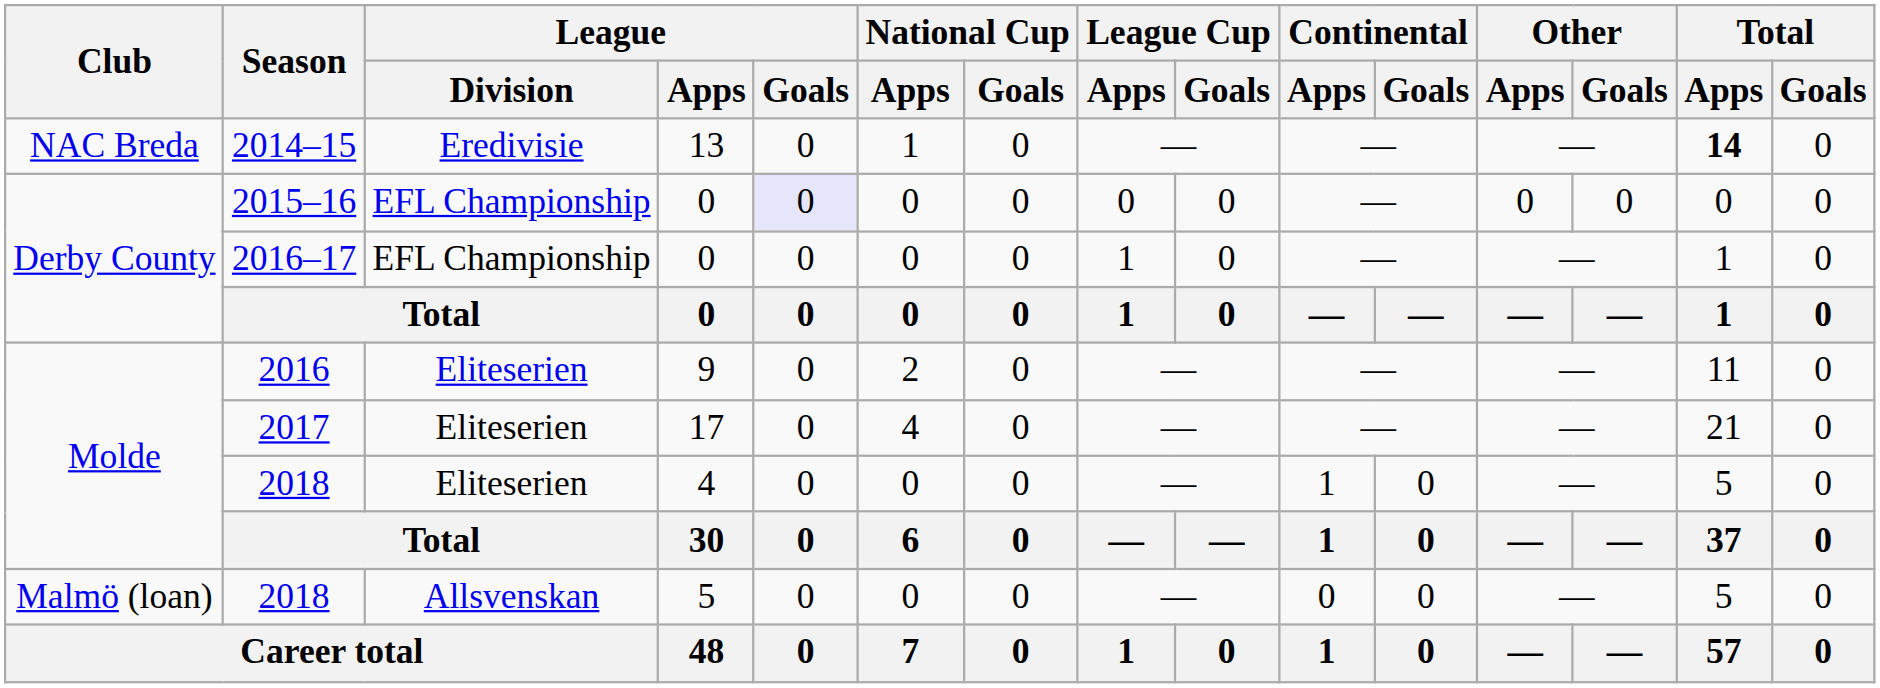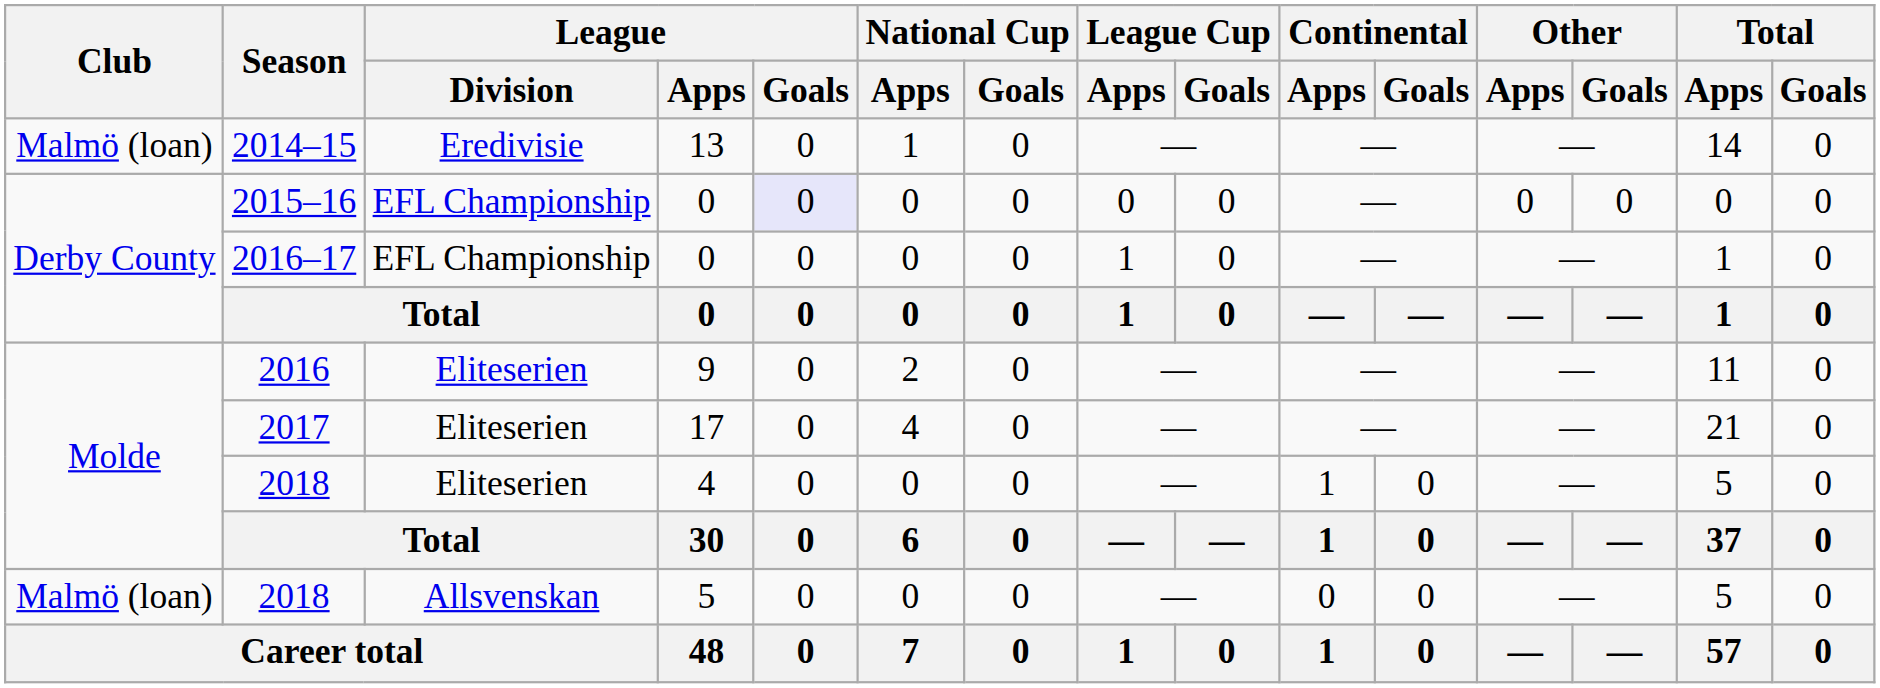(114, 145) NAC Breda -> (114, 145) Malmö (loan)
(1724, 145) bold -> (1724, 145) normal
